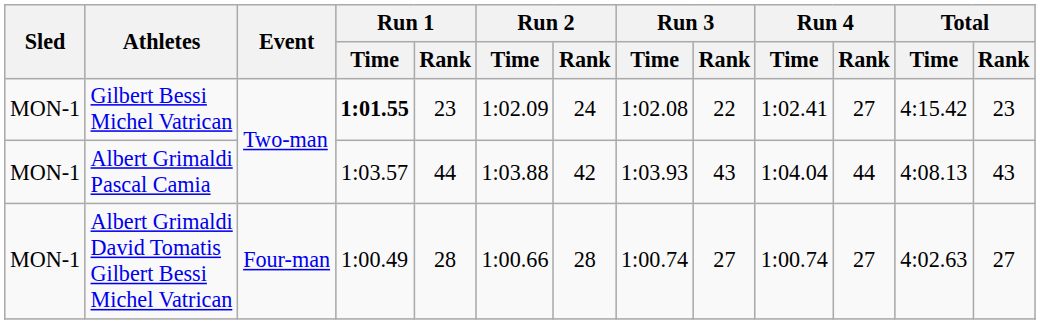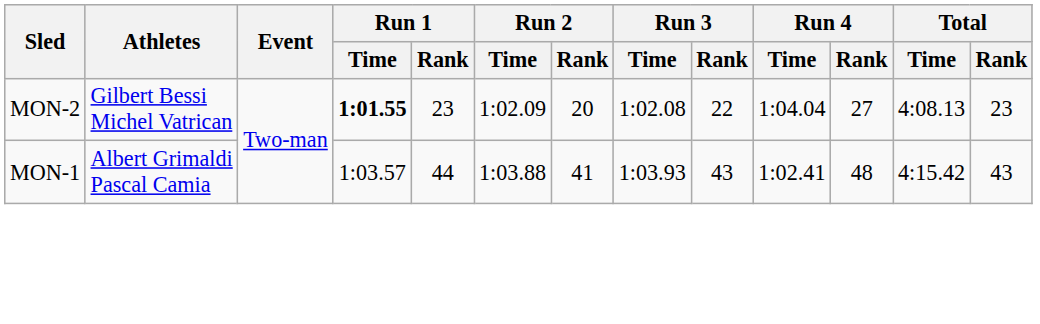(45, 109) MON-1 -> (45, 109) MON-2
(585, 109) 24 -> (582, 109) 20
(794, 109) 1:02.41 -> (792, 109) 1:04.04
(934, 109) 4:15.42 -> (932, 109) 4:08.13
(585, 172) 42 -> (582, 172) 41
(794, 172) 1:04.04 -> (792, 172) 1:02.41
(864, 172) 44 -> (862, 172) 48
(934, 172) 4:08.13 -> (932, 172) 4:15.42
- row: (162, 261)
